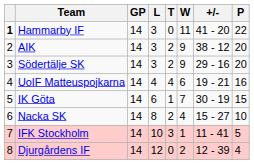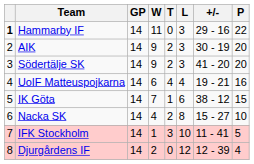columns swapped: (185, 13) <-> (157, 13)
(213, 30) 41 - 20 -> (213, 30) 29 - 16
(213, 47) 38 - 12 -> (213, 47) 30 - 19
(213, 64) 29 - 16 -> (213, 64) 41 - 20
(213, 99) 30 - 19 -> (213, 99) 38 - 12
